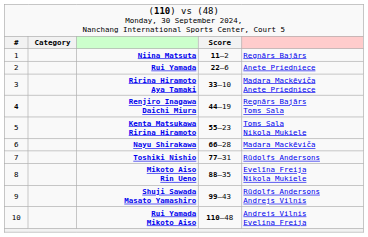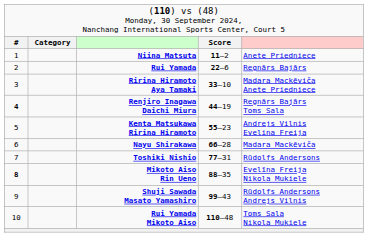(275, 55) Regnārs Bajārs -> (279, 55) Anete Priedniece
(279, 67) Anete Priedniece -> (275, 67) Regnārs Bajārs
(275, 127) Toms Sala Nikola Mukiele -> (275, 127) Andrejs Vilnis Evelina Freija
(16, 174) normal -> (16, 174) bold
(275, 217) Andrejs Vilnis Evelina Freija -> (275, 217) Toms Sala Nikola Mukiele
